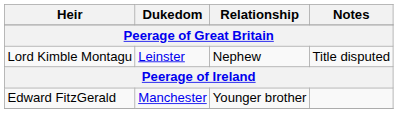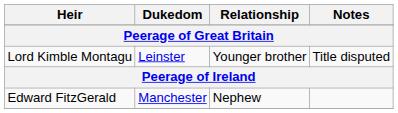(237, 56) Nephew -> (260, 56) Younger brother
(260, 98) Younger brother -> (237, 98) Nephew
